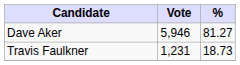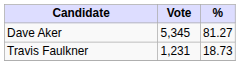(175, 32) 5,946 -> (175, 32) 5,345
